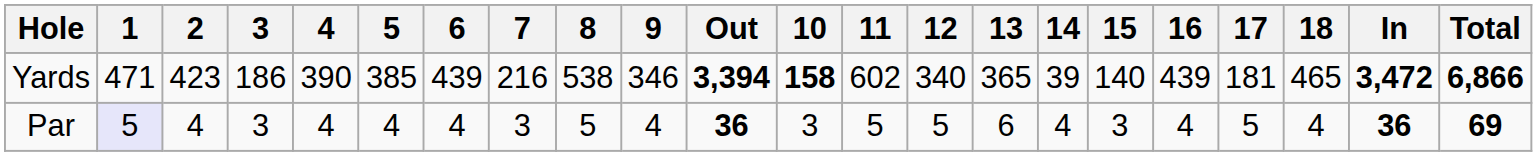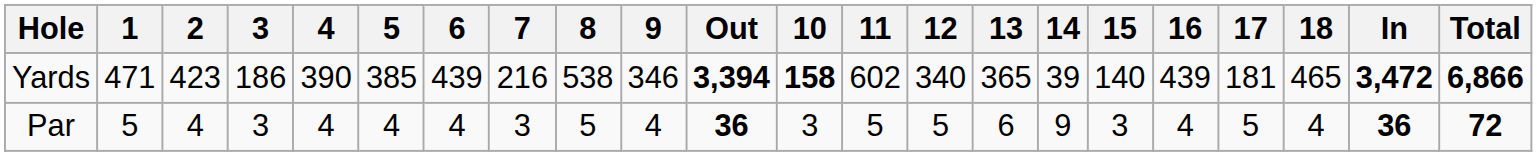(130, 126) lavender background -> (130, 126) no background
(1063, 126) 4 -> (1063, 126) 9
(1485, 126) 69 -> (1485, 126) 72
